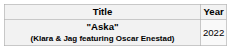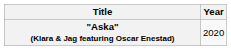(214, 32) 2022 -> (214, 32) 2020
